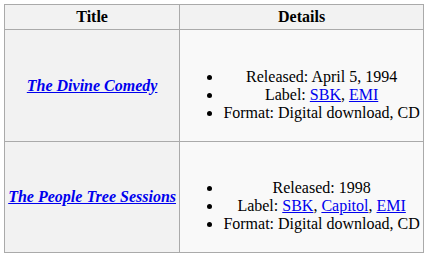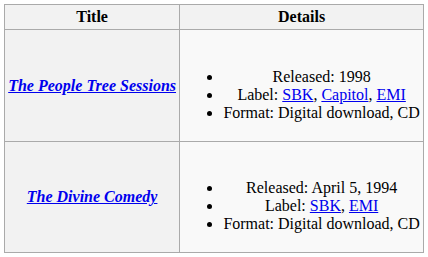rows swapped: (92, 85) <-> (92, 196)
